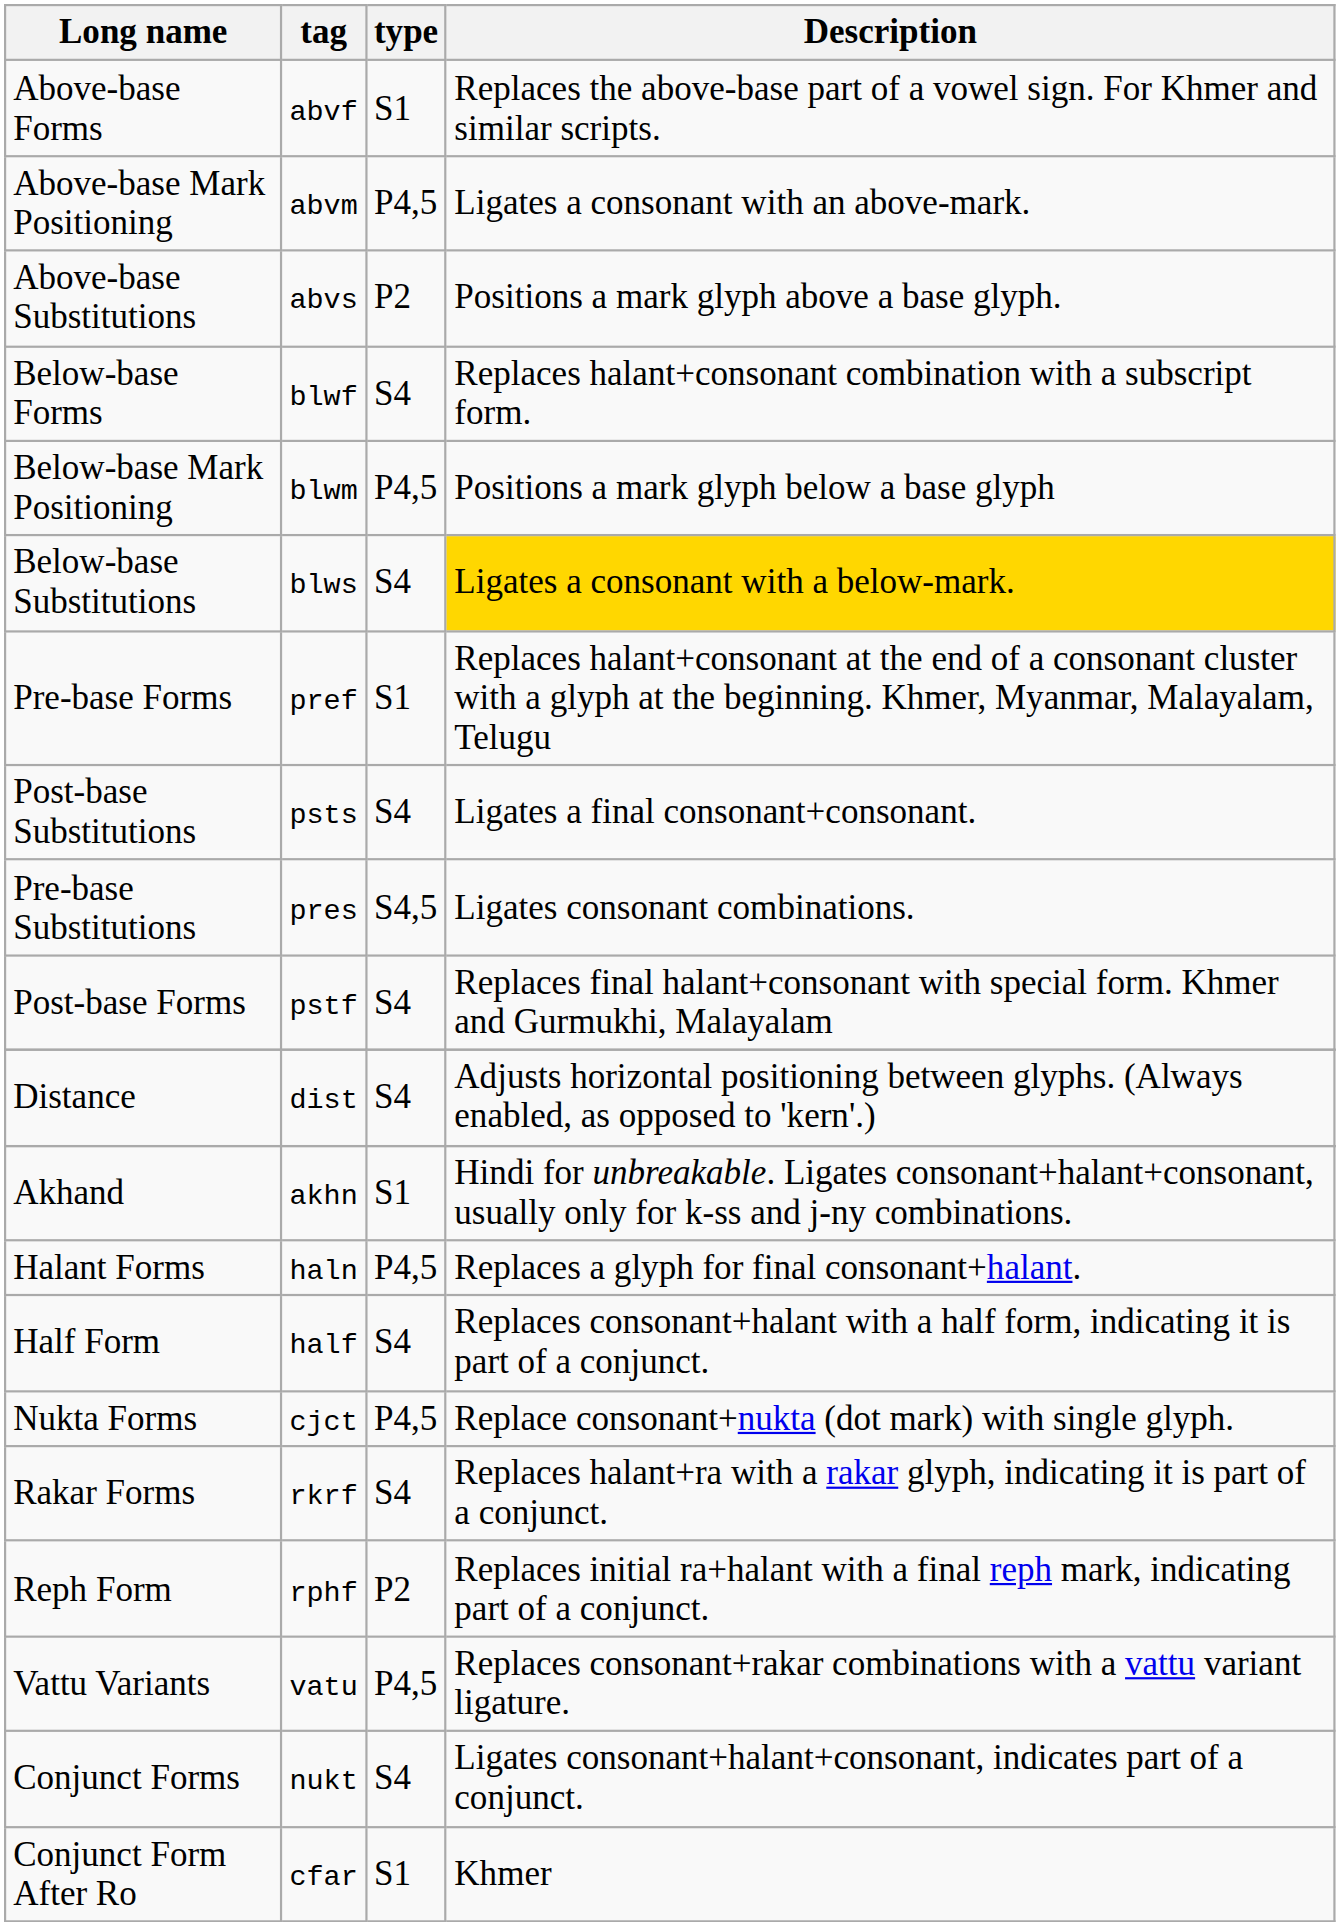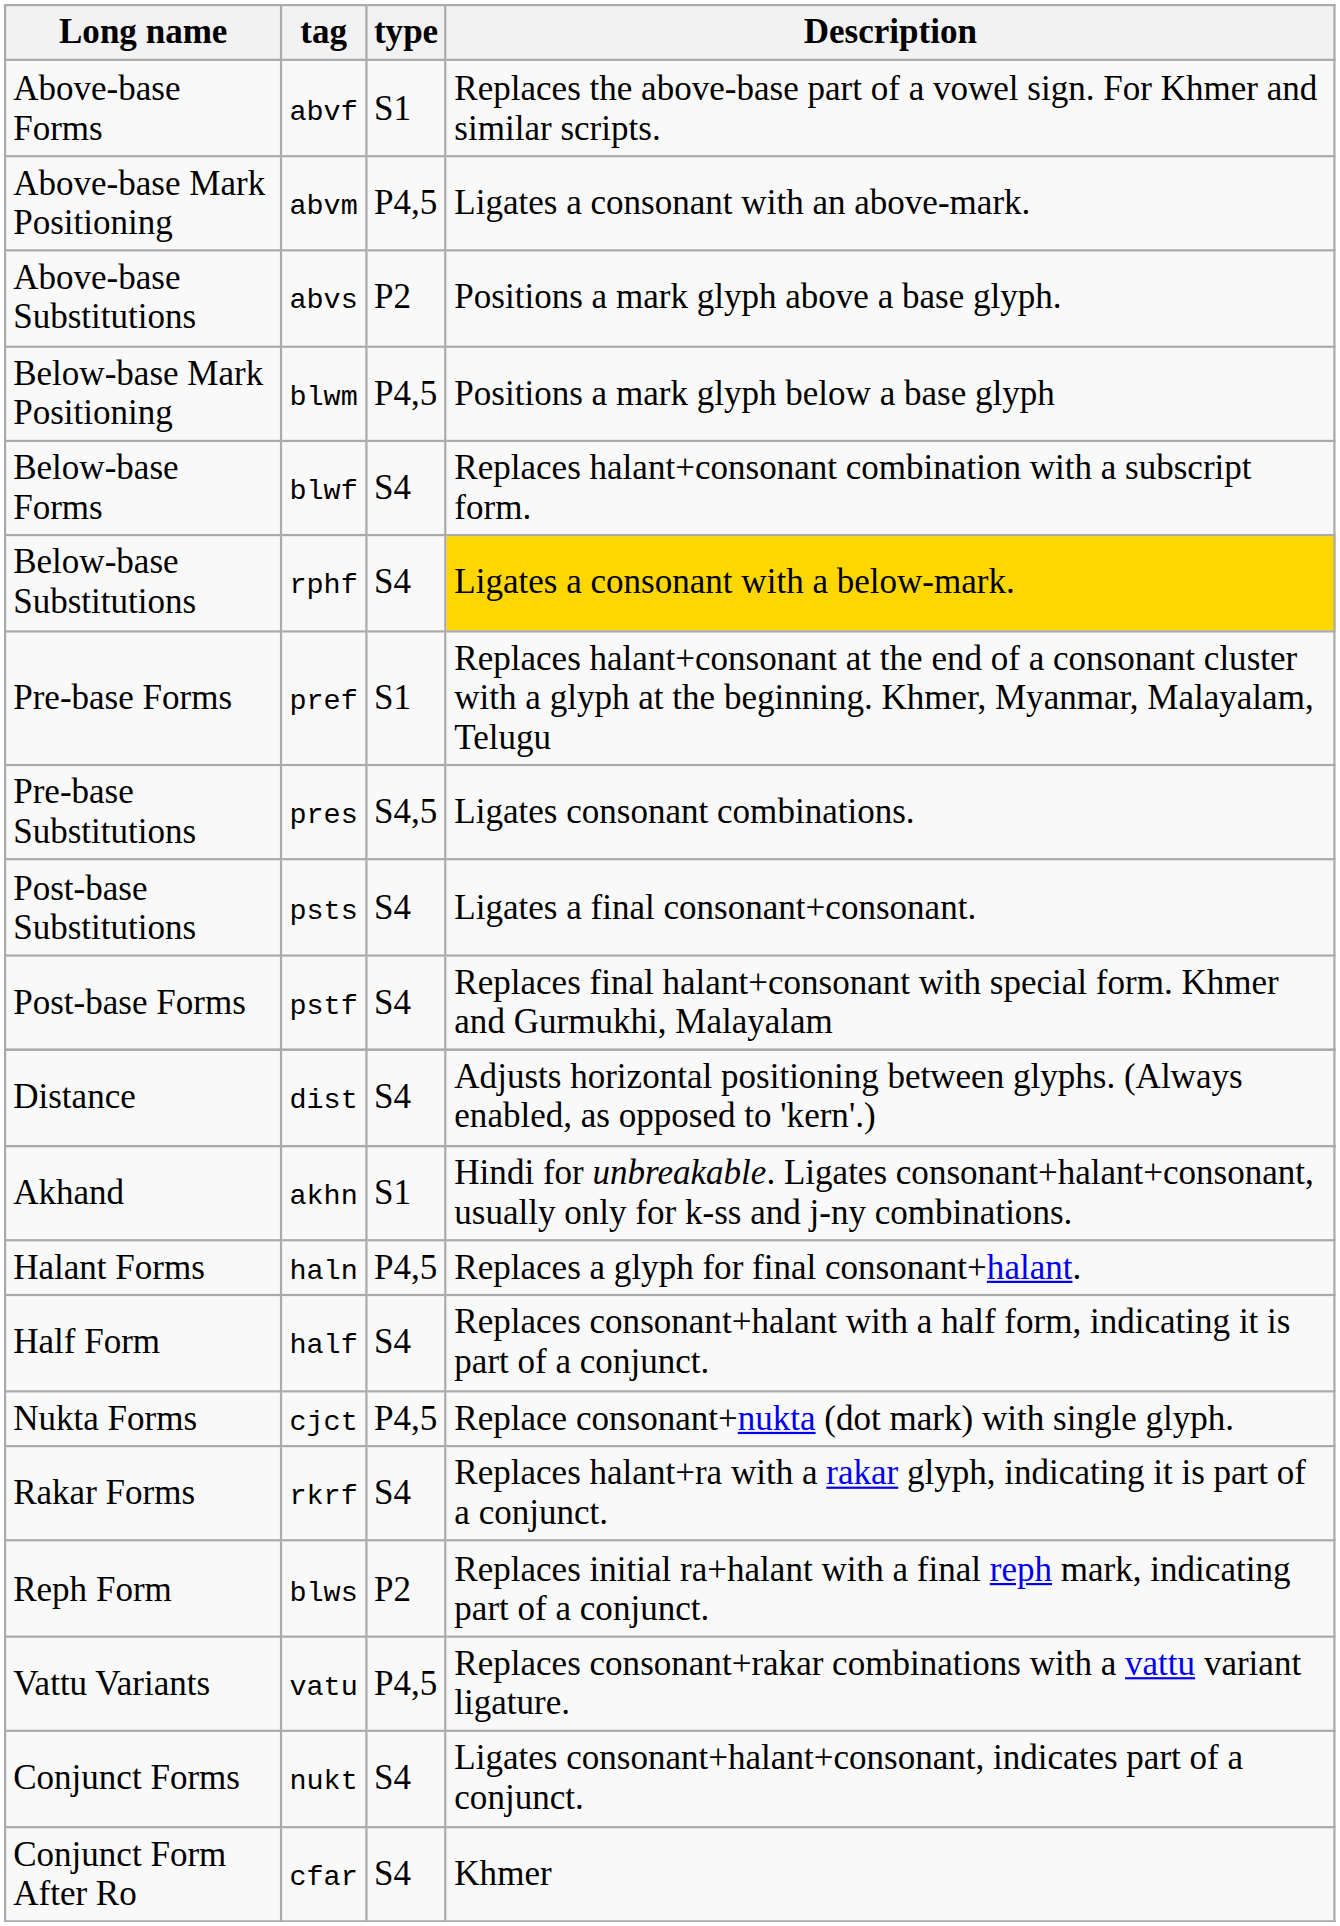rows swapped: (96, 392) <-> (138, 487)
(324, 586) blws -> (324, 586) rphf
rows swapped: (105, 906) <-> (105, 811)
(324, 1592) rphf -> (324, 1592) blws
(392, 1872) S1 -> (392, 1872) S4
